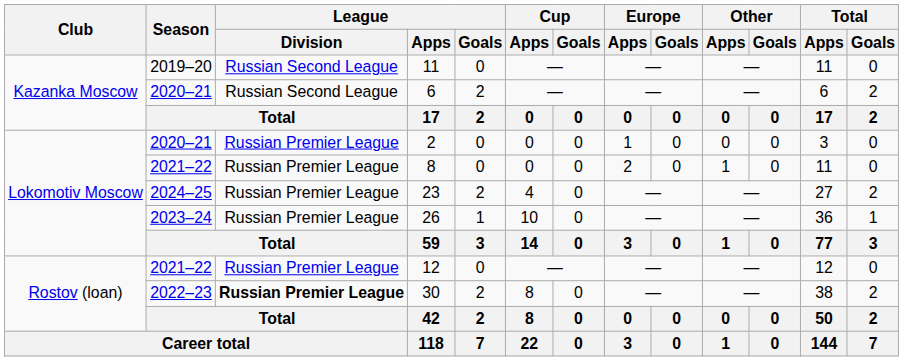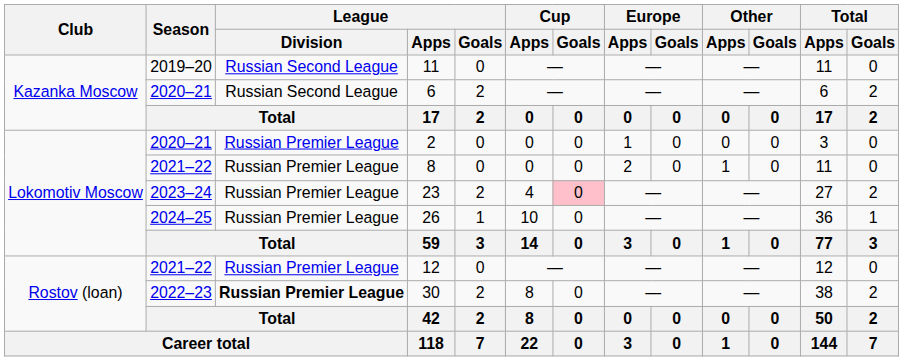(181, 192) 2024–25 -> (181, 192) 2023–24
(578, 192) no background -> (578, 192) pink background
(181, 218) 2023–24 -> (181, 218) 2024–25
